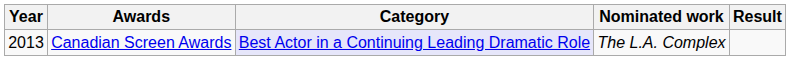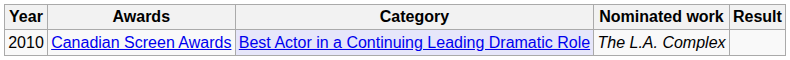(26, 42) 2013 -> (26, 42) 2010
